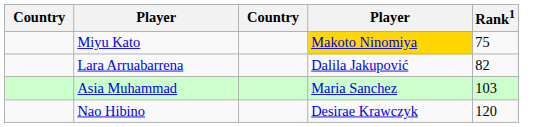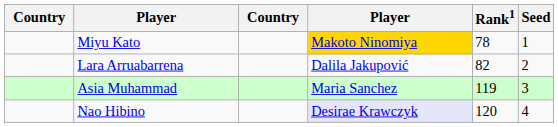+ column: (536, 17)
(483, 42) 75 -> (483, 42) 78
(486, 88) 103 -> (486, 88) 119
(365, 111) no background -> (365, 111) lavender background
